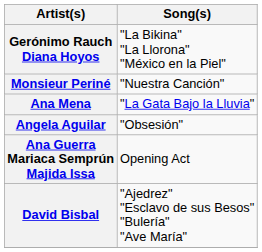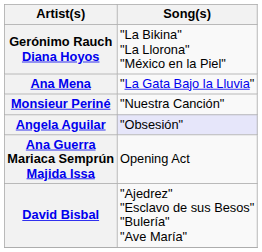rows swapped: (61, 84) <-> (61, 104)
(152, 124) no background -> (152, 124) lavender background
